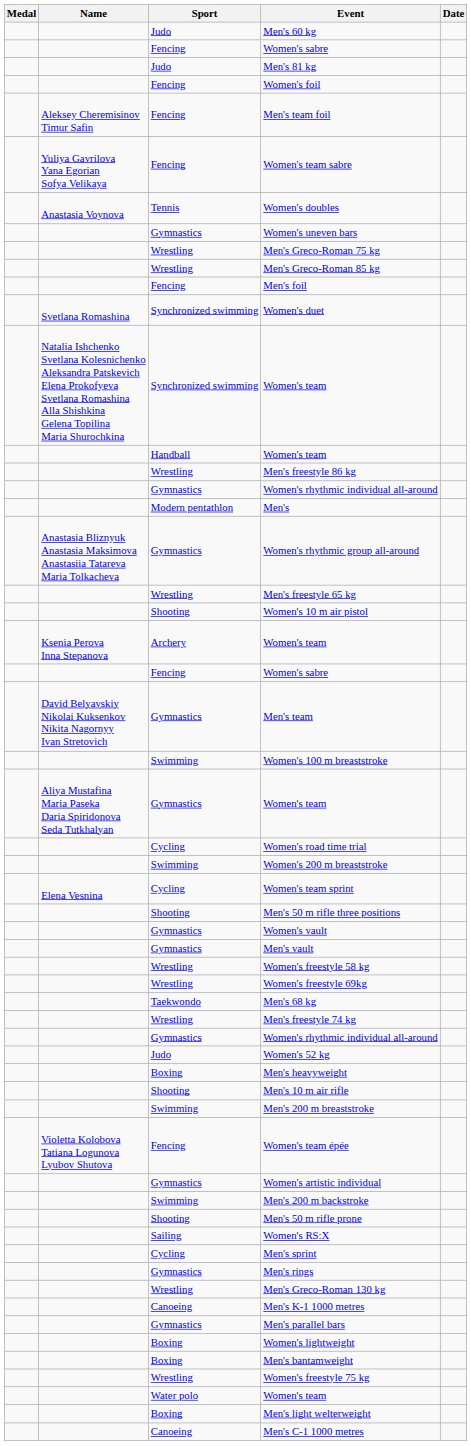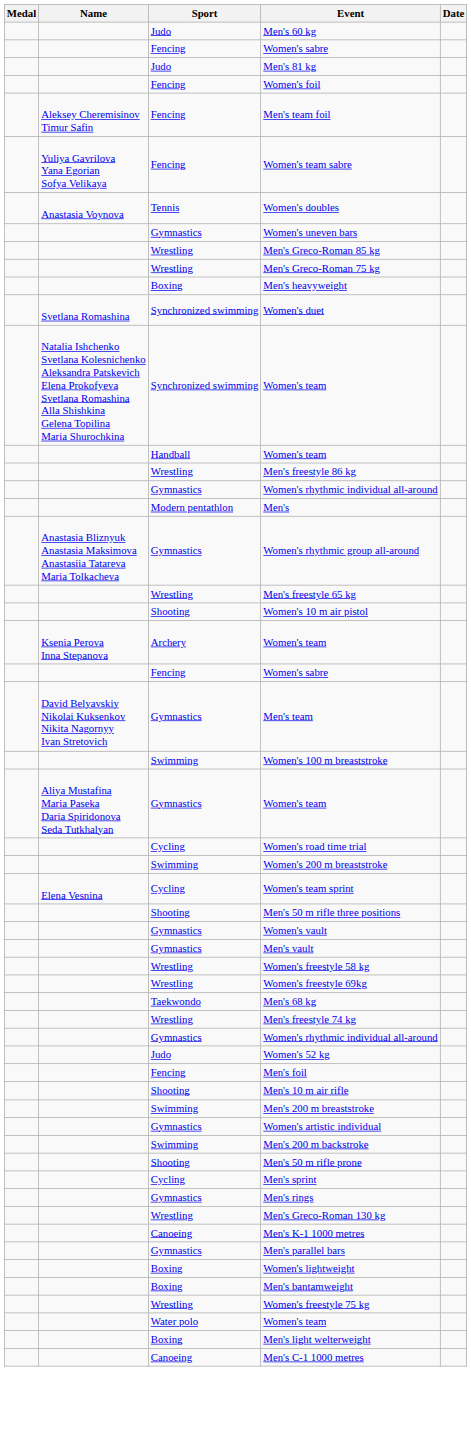rows swapped: (172, 250) <-> (172, 268)
rows swapped: (167, 1073) <-> (168, 286)
- row: (168, 1145)
- row: (166, 1236)
